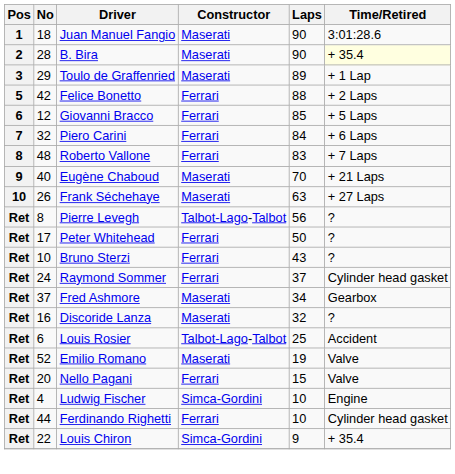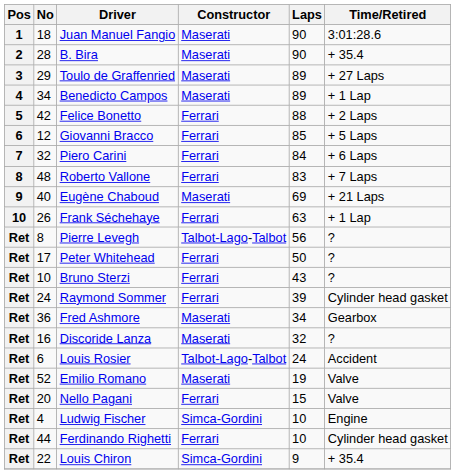(346, 55) lightyellow background -> (346, 55) no background
(349, 75) + 1 Lap -> (356, 75) + 27 Laps
+ row: (114, 96)
(299, 176) 70 -> (299, 197) 69
(206, 197) Maserati -> (200, 217) Ferrari
(356, 197) + 27 Laps -> (349, 217) + 1 Lap
(299, 277) 37 -> (299, 298) 39
(44, 298) 37 -> (44, 318) 36
(299, 338) 25 -> (299, 358) 24
